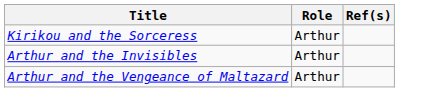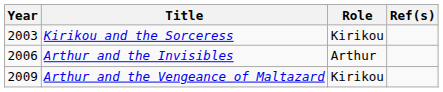+ column: (23, 15)
(317, 35) Arthur -> (357, 35) Kirikou
(317, 76) Arthur -> (357, 76) Kirikou
